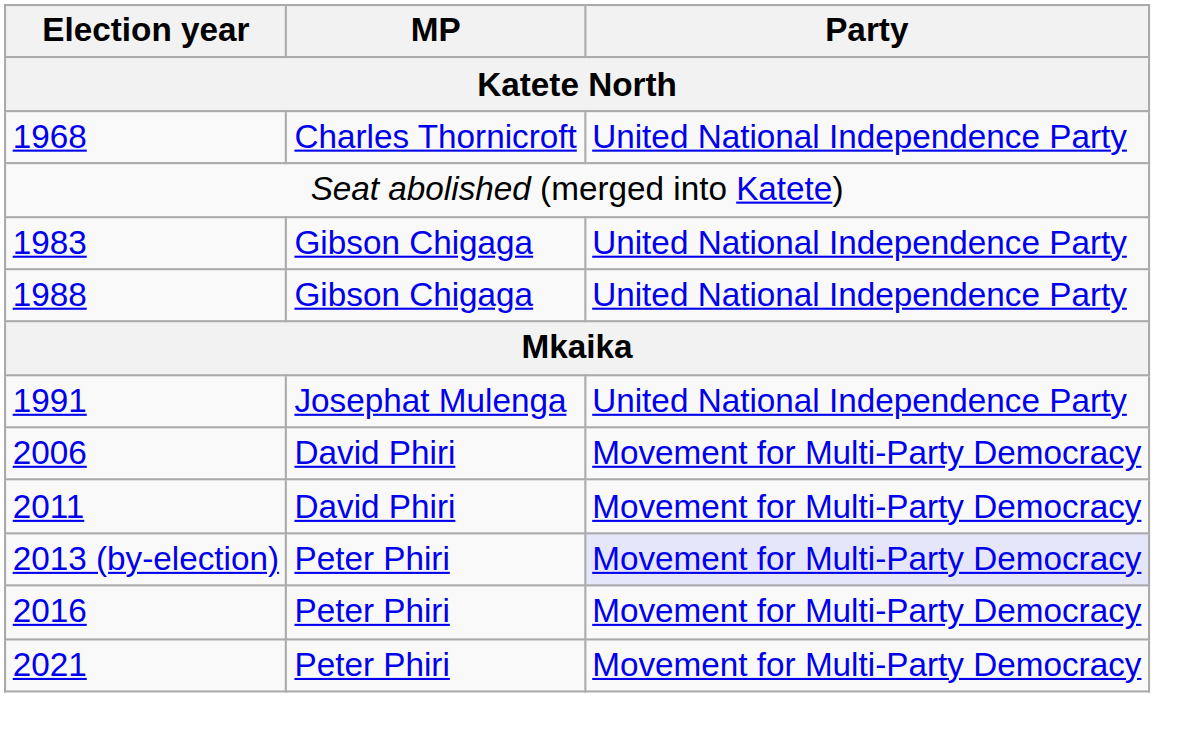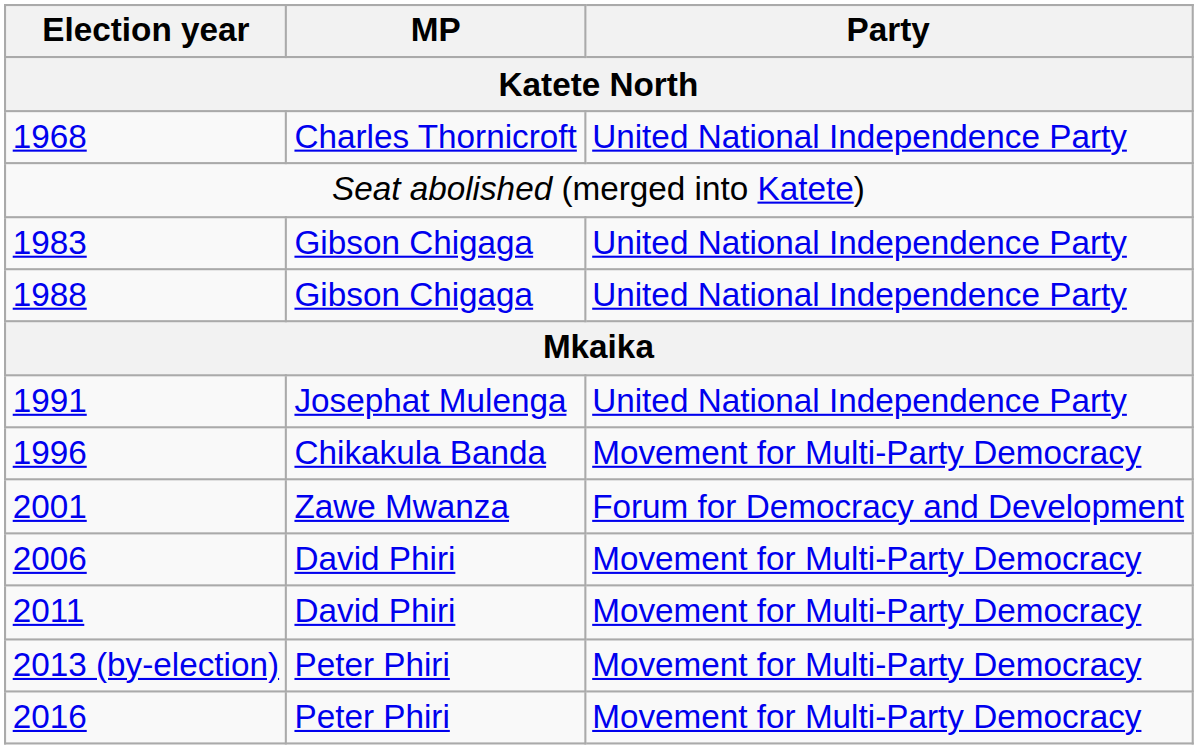+ row: (50, 453)
+ row: (50, 505)
(867, 558) lavender background -> (867, 664) no background
- row: (50, 664)
